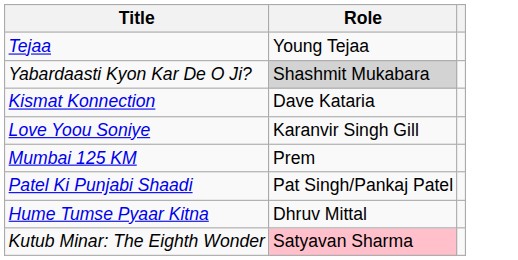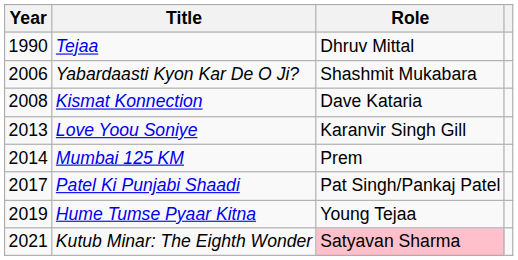+ column: (28, 18)
(321, 46) Young Tejaa -> (367, 46) Dhruv Mittal
(351, 74) lightgrey background -> (399, 74) no background
(320, 213) Dhruv Mittal -> (368, 213) Young Tejaa
